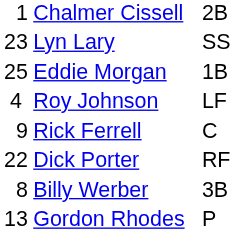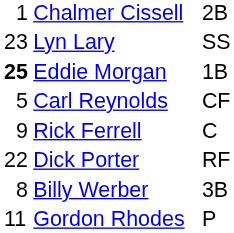(16, 71) normal -> (16, 71) bold
- row: (96, 101)
+ row: (101, 101)
(16, 219) 13 -> (15, 219) 11
